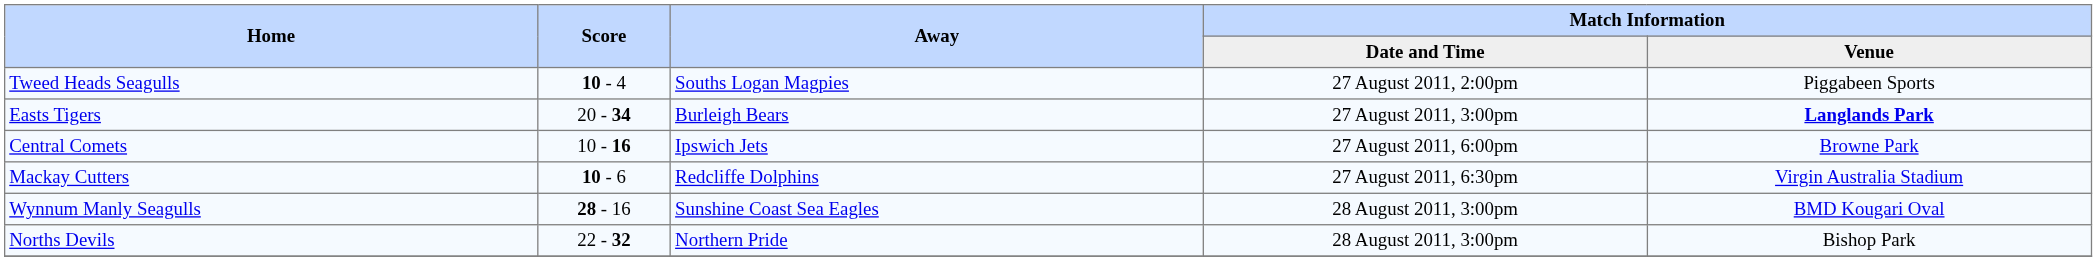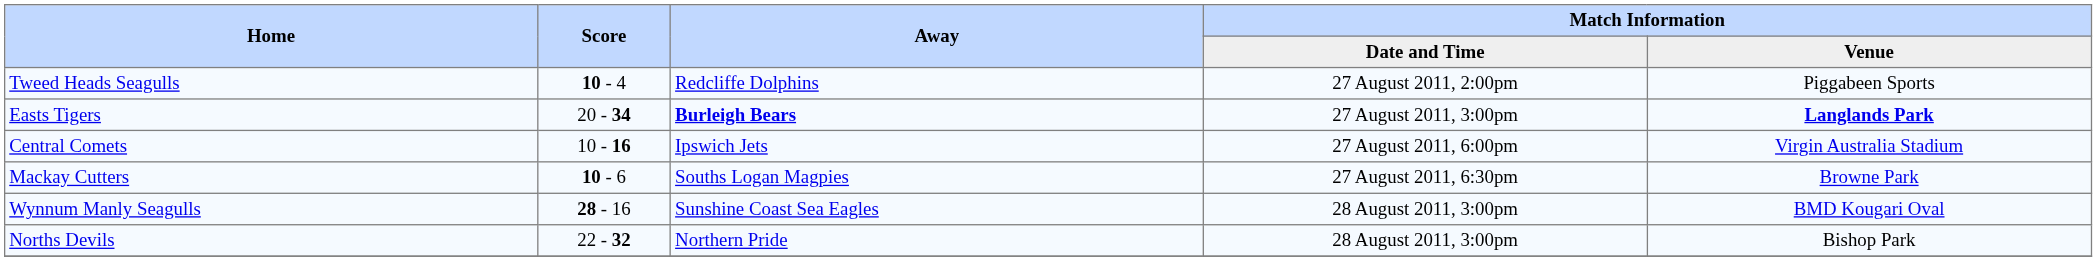(762, 83) Souths Logan Magpies -> (747, 83) Redcliffe Dolphins
(732, 114) normal -> (736, 114) bold
(1869, 145) Browne Park -> (1869, 145) Virgin Australia Stadium
(747, 177) Redcliffe Dolphins -> (762, 177) Souths Logan Magpies
(1869, 177) Virgin Australia Stadium -> (1869, 177) Browne Park
